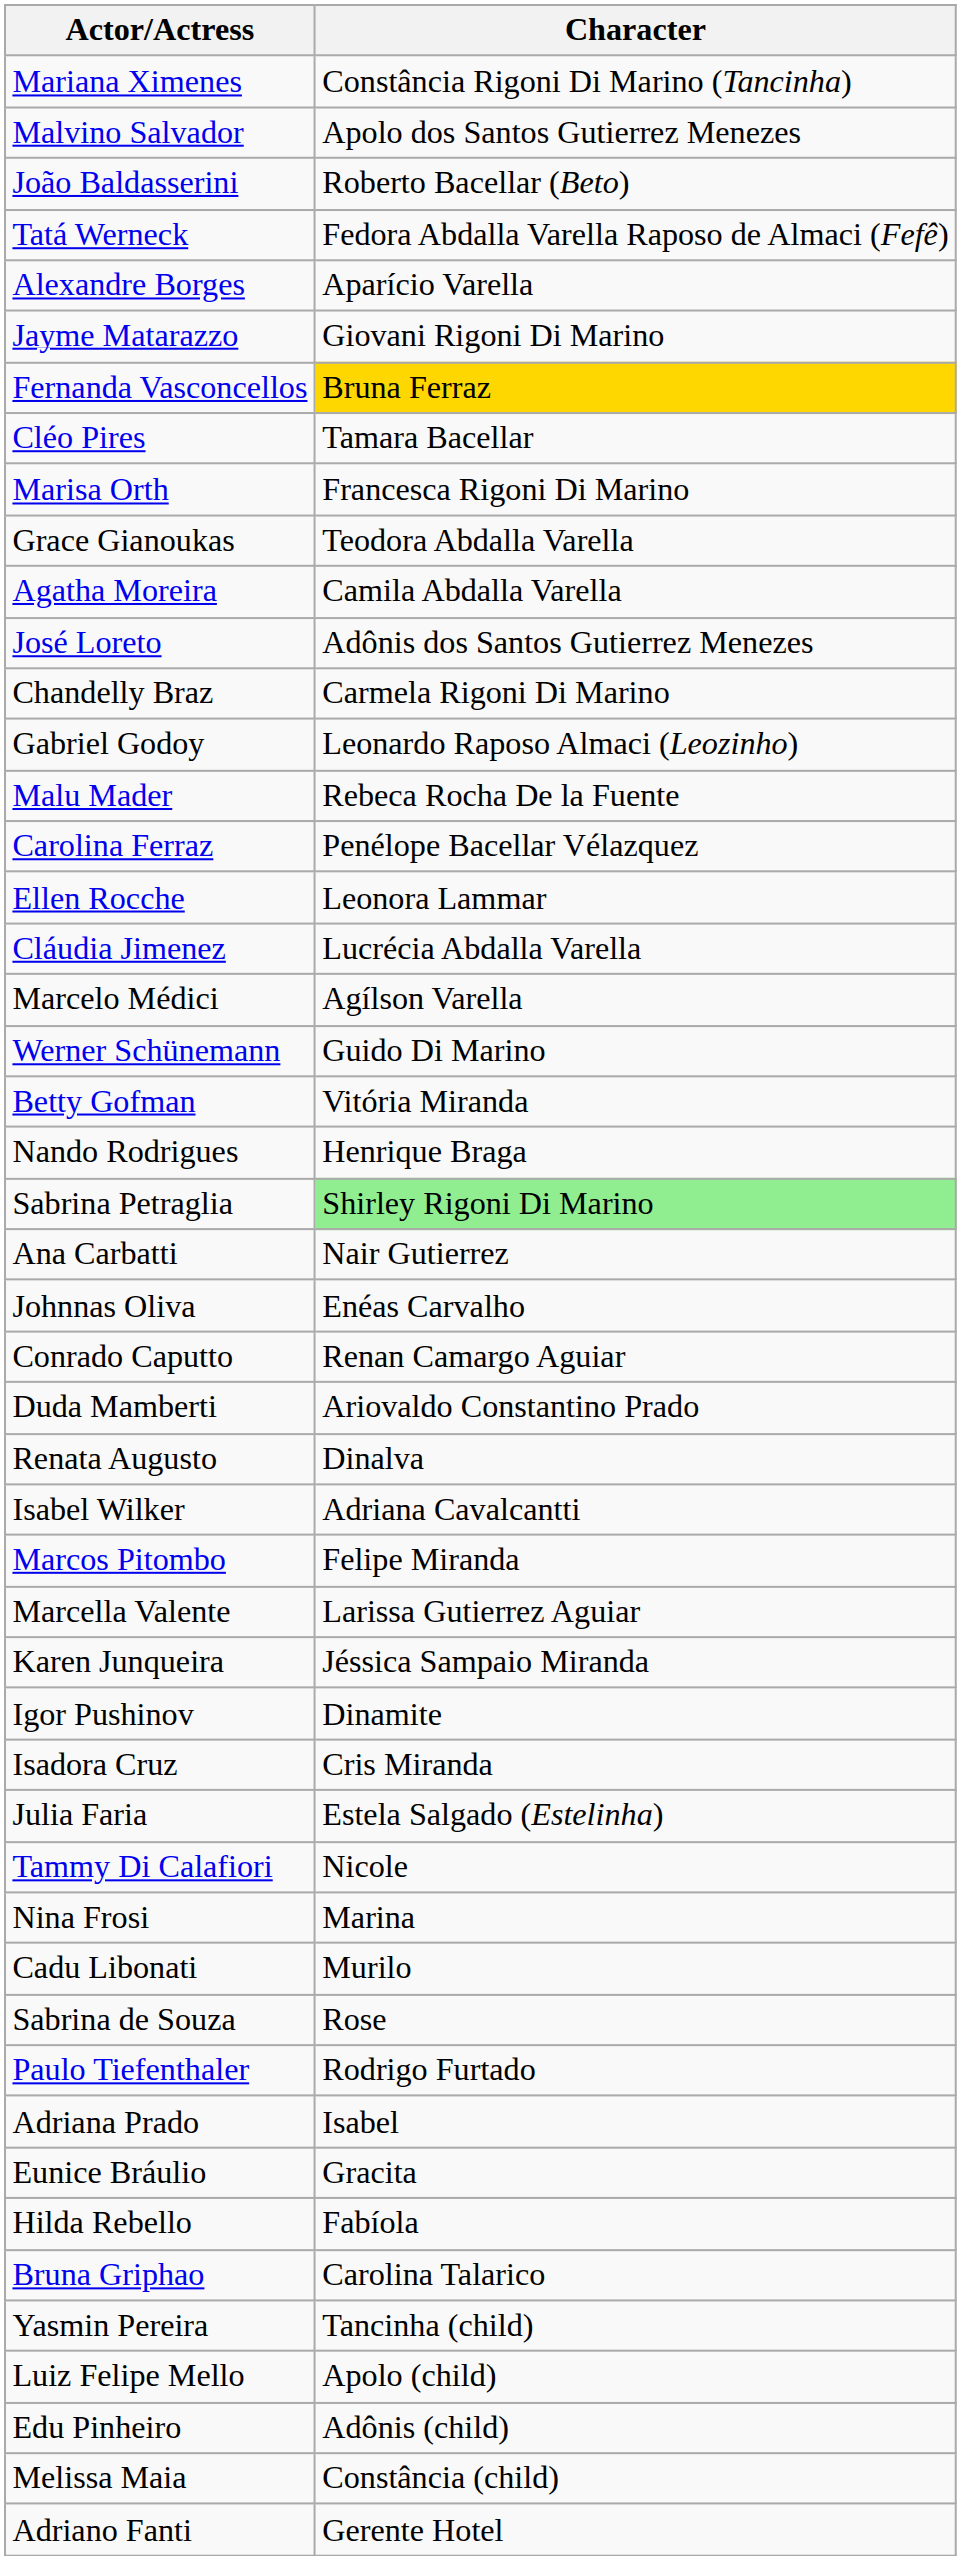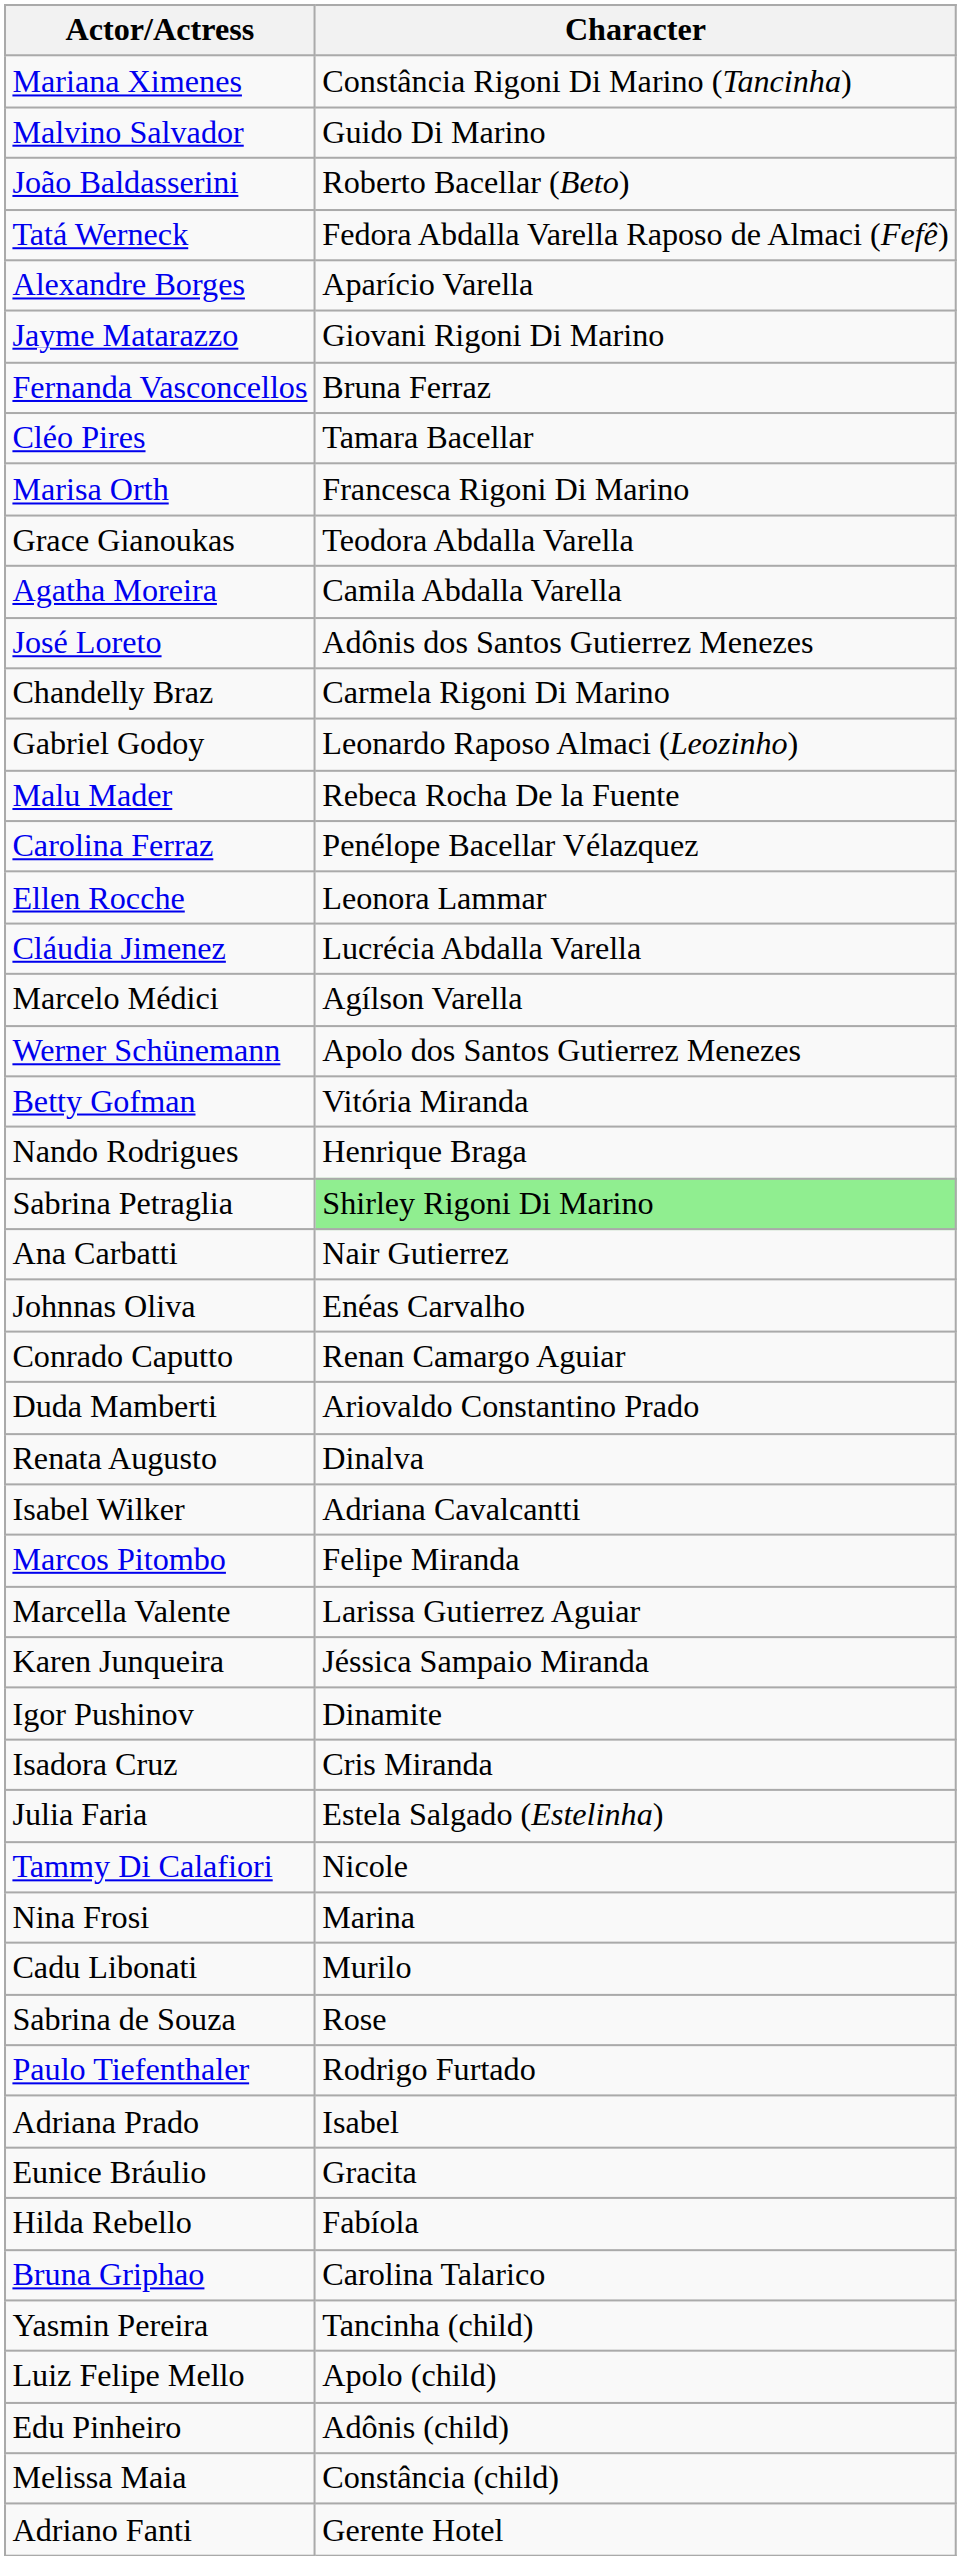(562, 132) Apolo dos Santos Gutierrez Menezes -> (434, 132) Guido Di Marino
(407, 387) gold background -> (407, 387) no background
(434, 1050) Guido Di Marino -> (562, 1050) Apolo dos Santos Gutierrez Menezes
